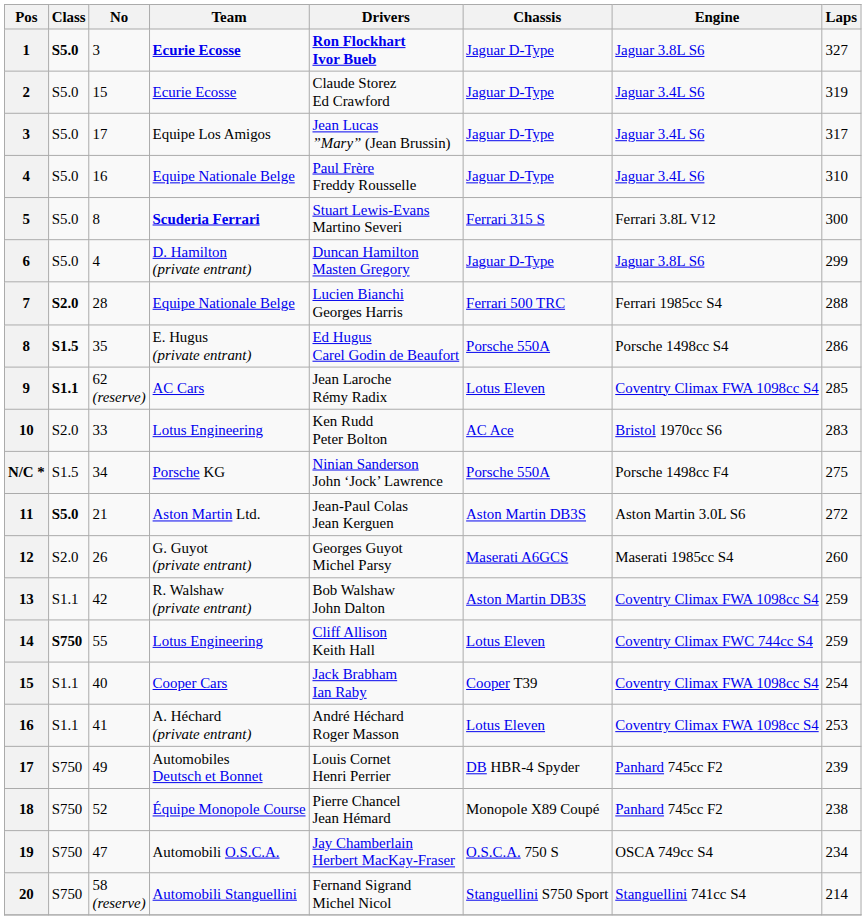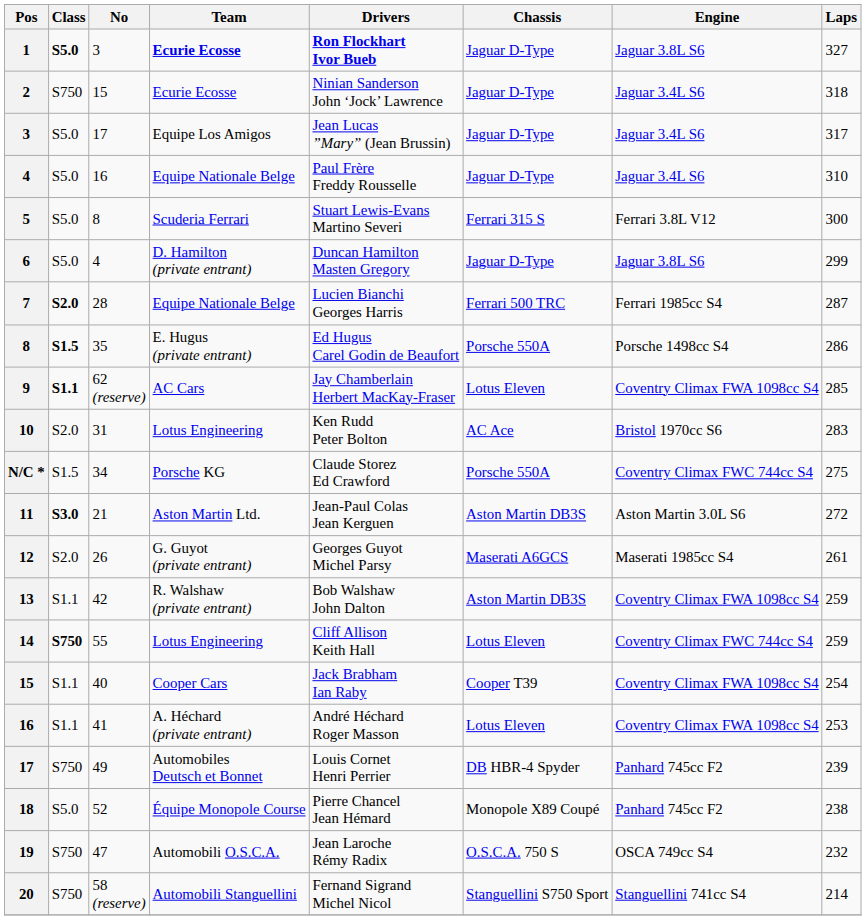(65, 92) S5.0 -> (67, 92) S750
(354, 92) Claude Storez Ed Crawford -> (378, 92) Ninian Sanderson John ‘Jock’ Lawrence
(837, 92) 319 -> (837, 92) 318
(206, 219) bold -> (201, 219) normal
(837, 303) 288 -> (837, 303) 287
(352, 387) Jean Laroche Rémy Radix -> (384, 387) Jay Chamberlain Herbert MacKay-Fraser
(100, 430) 33 -> (100, 430) 31
(378, 472) Ninian Sanderson John ‘Jock’ Lawrence -> (354, 472) Claude Storez Ed Crawford
(672, 472) Porsche 1498cc F4 -> (714, 472) Coventry Climax FWC 744cc S4
(65, 514) S5.0 -> (65, 514) S3.0
(837, 556) 260 -> (837, 556) 261
(67, 809) S750 -> (65, 809) S5.0
(384, 852) Jay Chamberlain Herbert MacKay-Fraser -> (352, 852) Jean Laroche Rémy Radix
(837, 852) 234 -> (837, 852) 232
